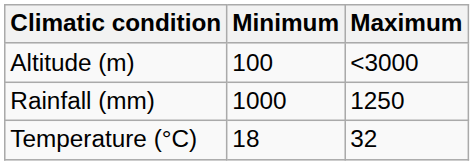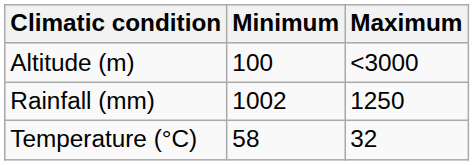(259, 100) 1000 -> (259, 100) 1002
(246, 139) 18 -> (246, 139) 58
